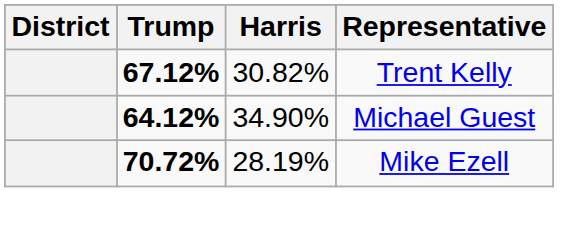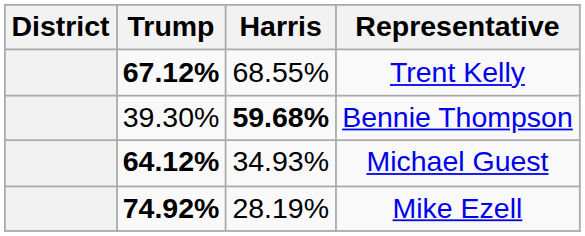(281, 72) 30.82% -> (281, 72) 68.55%
+ row: (457, 117)
(281, 117) 34.90% -> (281, 162) 34.93%
(171, 162) 70.72% -> (171, 207) 74.92%
